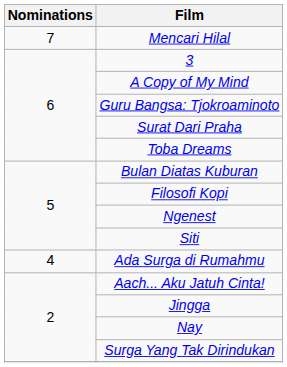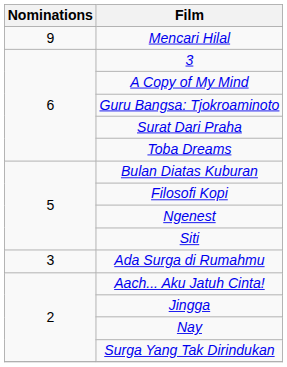(50, 37) 7 -> (50, 37) 9
(50, 261) 4 -> (50, 261) 3
